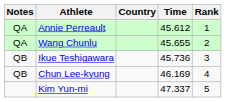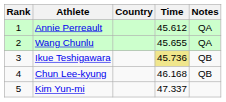columns swapped: (207, 12) <-> (20, 12)
(175, 58) no background -> (172, 58) khaki background
(175, 74) 46.169 -> (172, 74) 46.168
